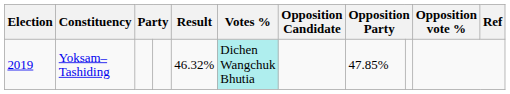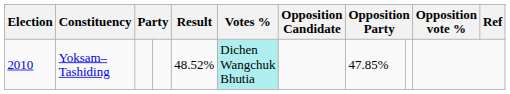(20, 64) 2019 -> (20, 64) 2010
(194, 64) 46.32% -> (194, 64) 48.52%
